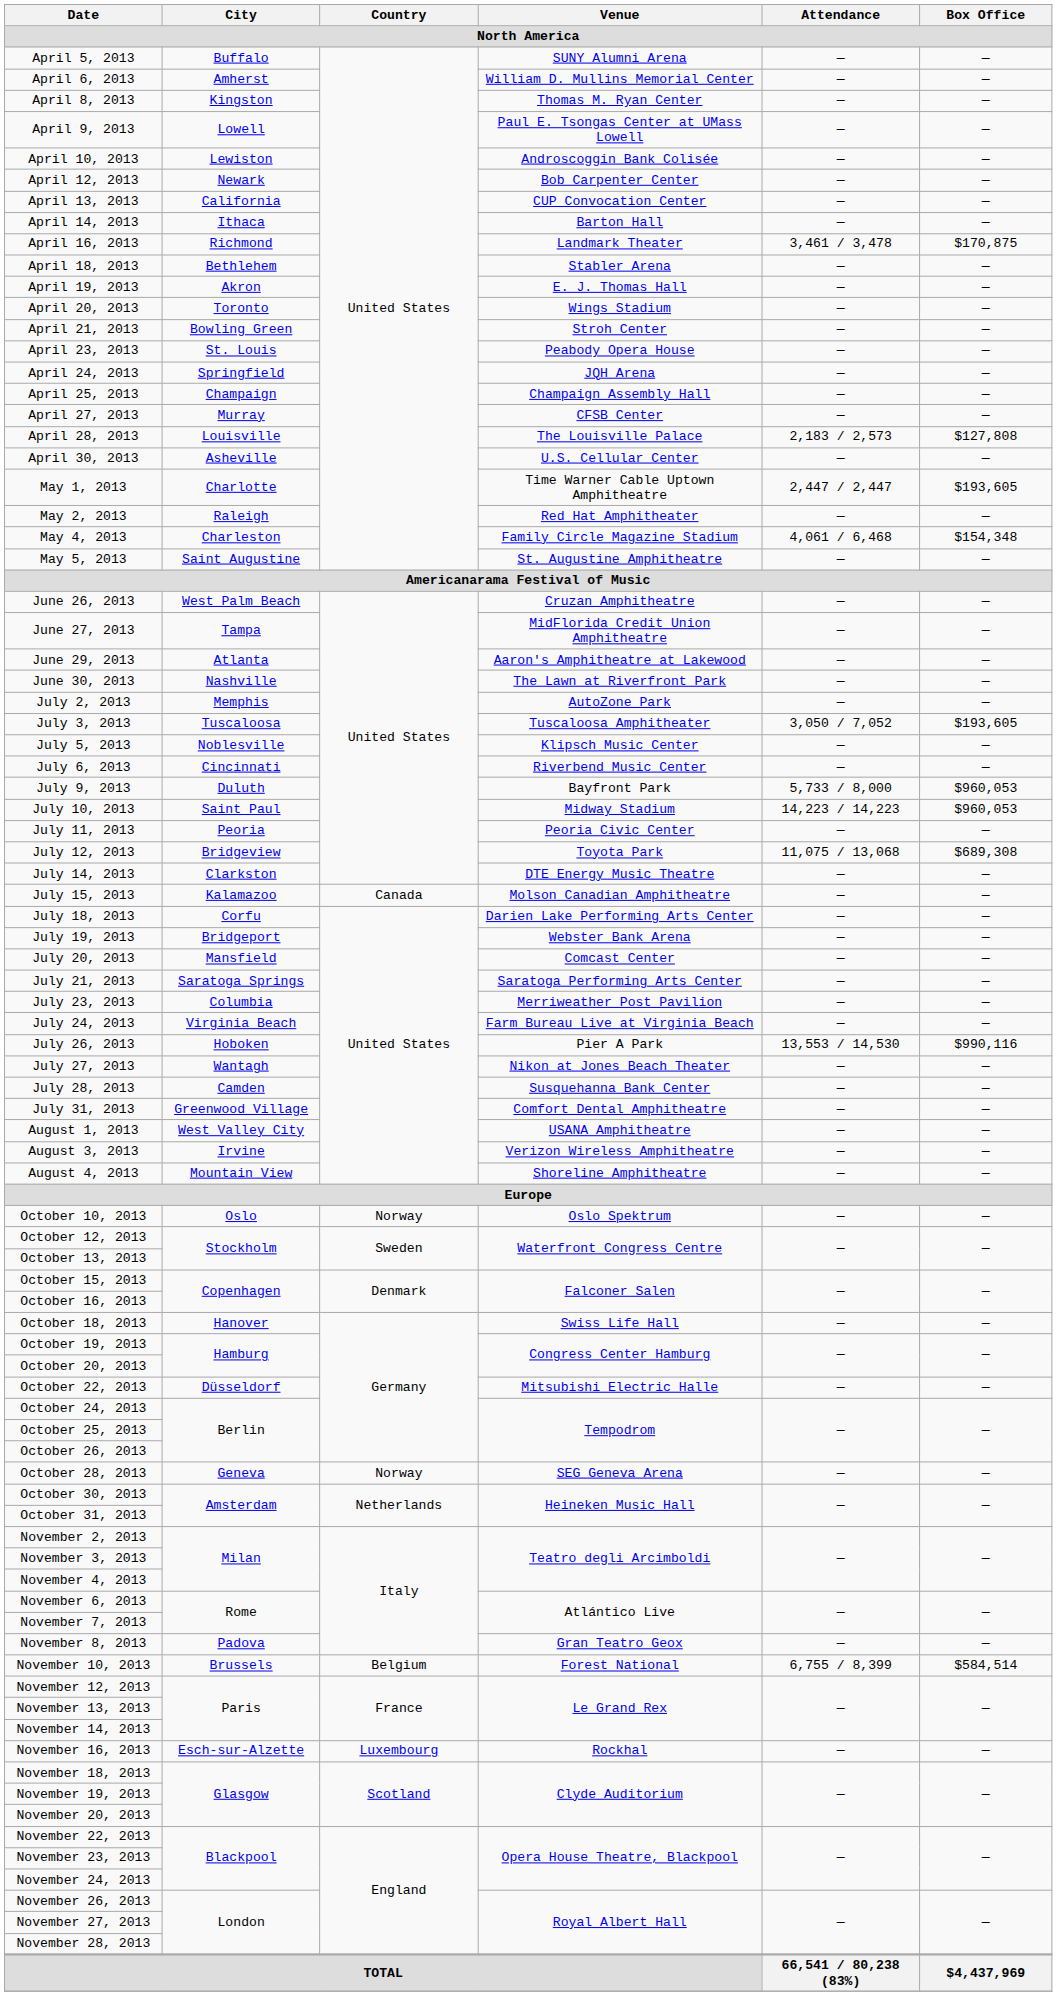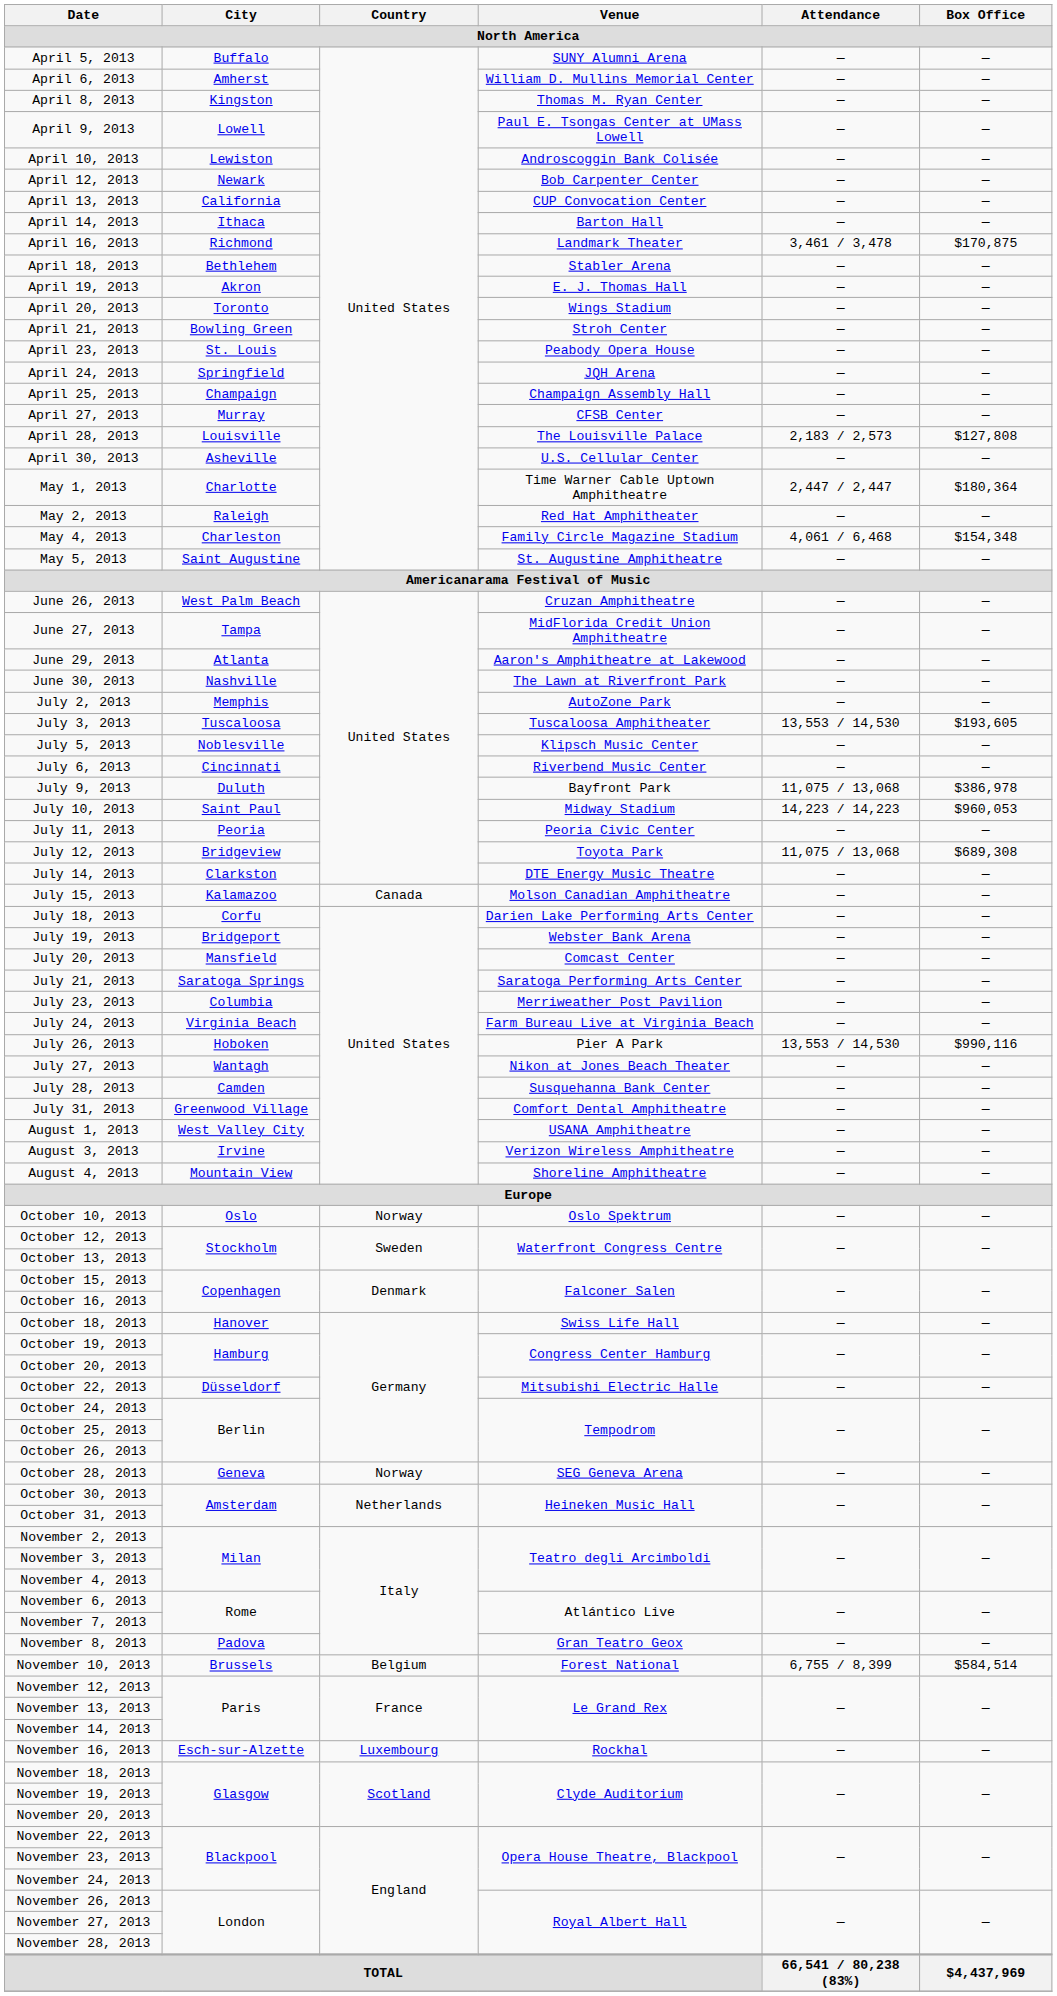(986, 487) $193,605 -> (986, 487) $180,364
(841, 724) 3,050 / 7,052 -> (841, 724) 13,553 / 14,530
(841, 788) 5,733 / 8,000 -> (841, 788) 11,075 / 13,068
(986, 788) $960,053 -> (986, 788) $386,978
